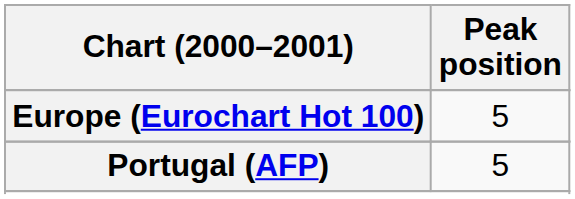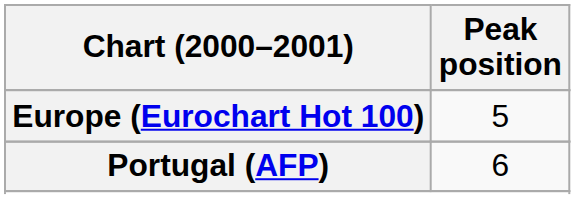(500, 165) 5 -> (500, 165) 6
